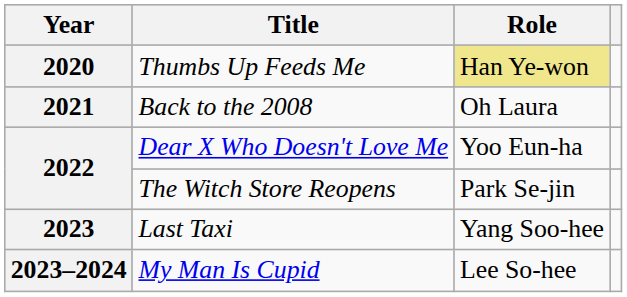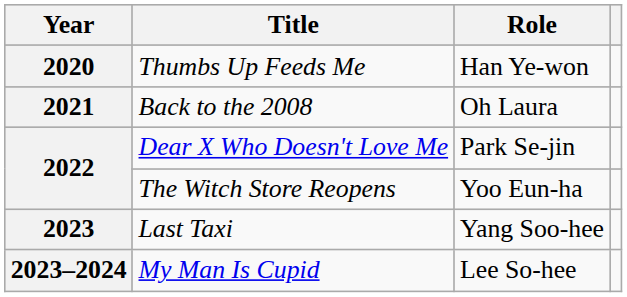(524, 65) khaki background -> (524, 65) no background
(521, 147) Yoo Eun-ha -> (518, 147) Park Se-jin
(518, 188) Park Se-jin -> (521, 188) Yoo Eun-ha
